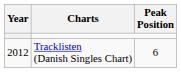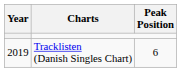(18, 53) 2012 -> (18, 53) 2019
